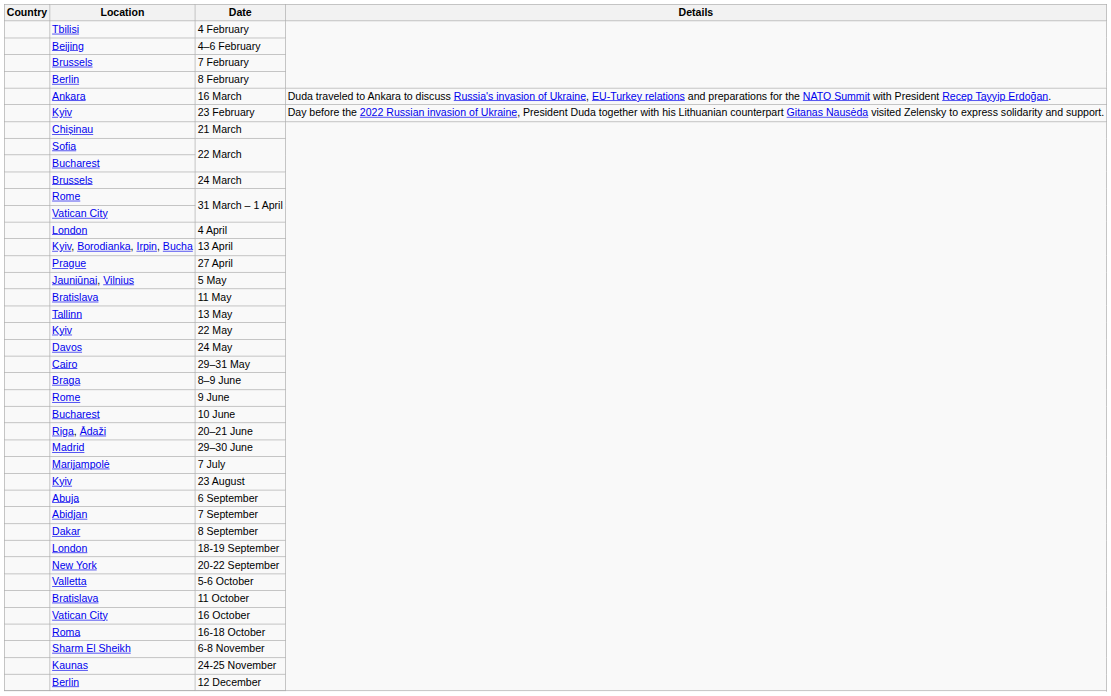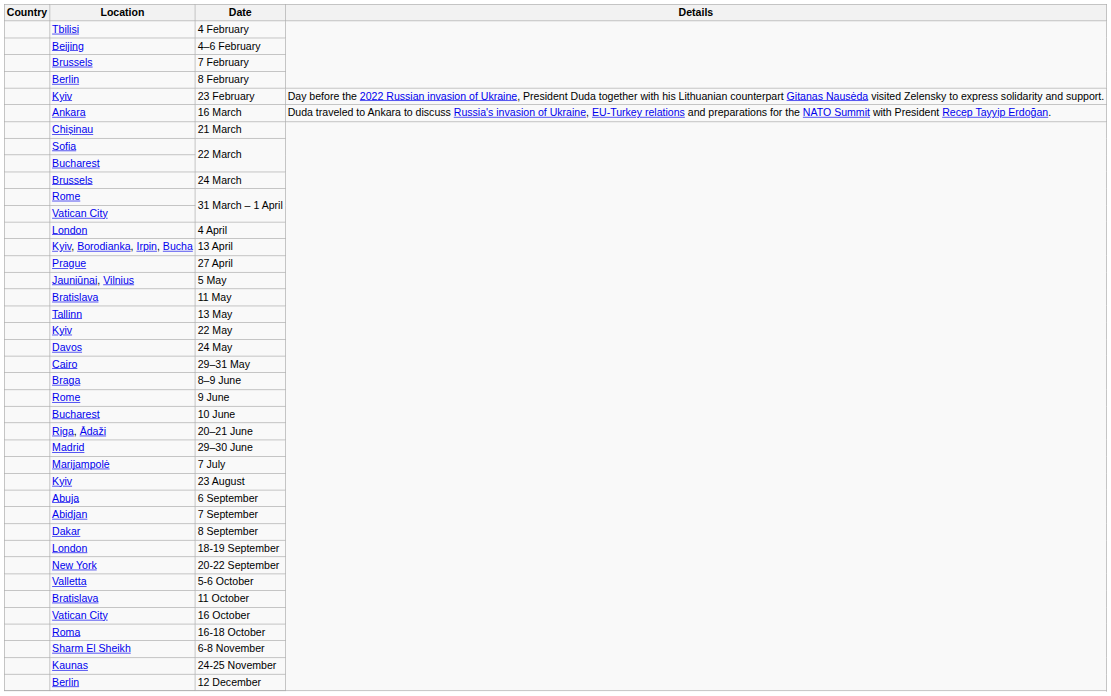rows swapped: (62, 113) <-> (69, 96)
